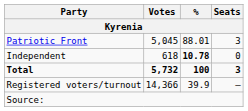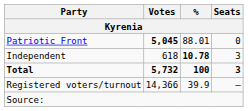(165, 41) normal -> (165, 41) bold
(238, 41) 3 -> (238, 41) 0
(238, 56) 0 -> (238, 56) 3
